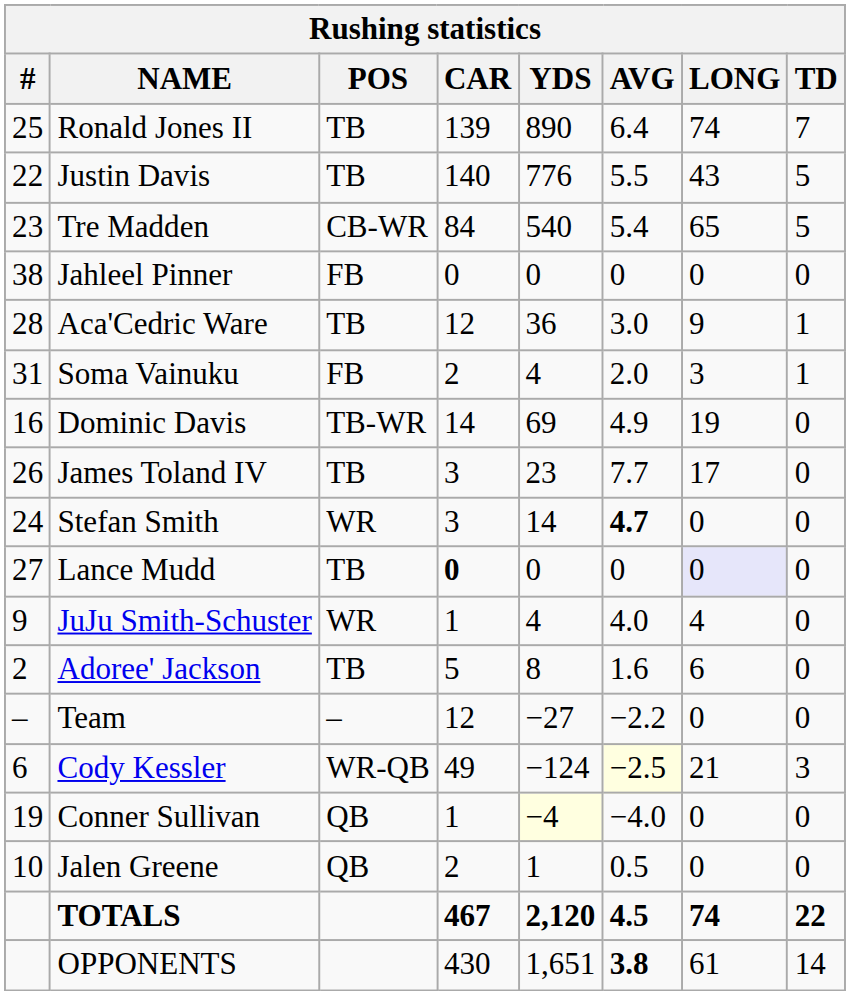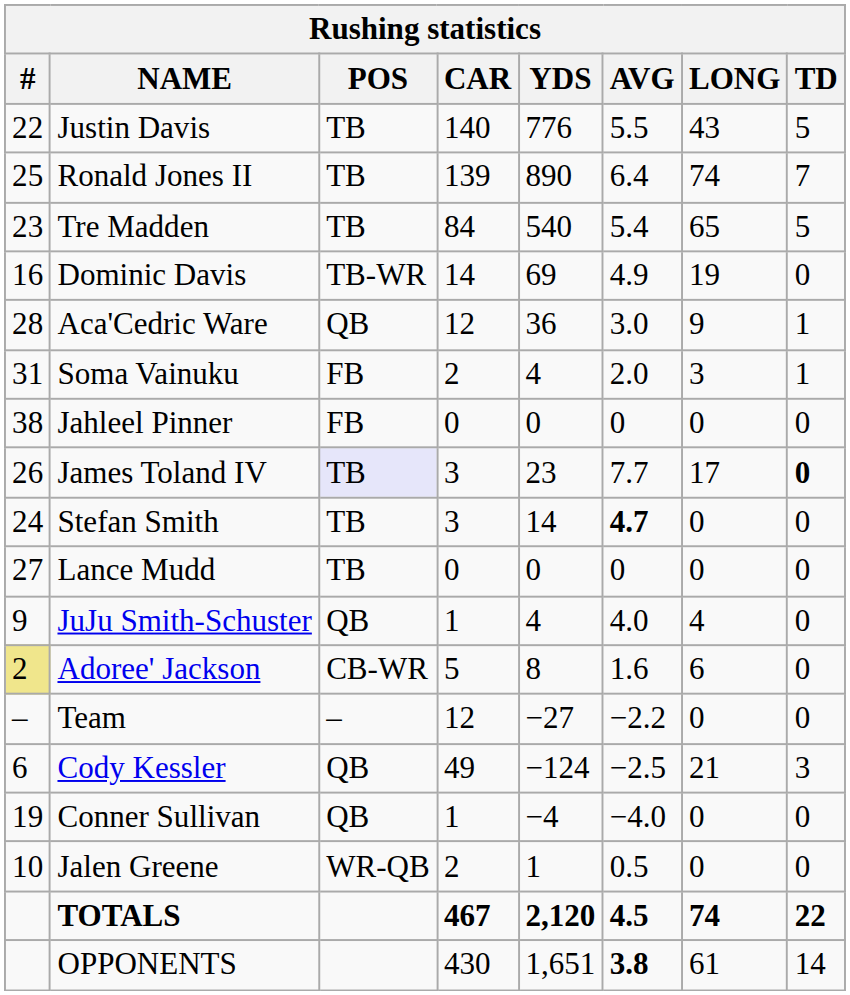rows swapped: (155, 127) <-> (134, 176)
(377, 226) CB-WR -> (346, 226) TB
rows swapped: (152, 422) <-> (145, 275)
(346, 324) TB -> (348, 324) QB
(346, 472) no background -> (346, 472) lavender background
(802, 472) normal -> (802, 472) bold
(351, 521) WR -> (346, 521) TB
(452, 570) bold -> (452, 570) normal
(697, 570) lavender background -> (697, 570) no background
(351, 619) WR -> (348, 619) QB
(20, 669) no background -> (20, 669) khaki background
(346, 669) TB -> (377, 669) CB-WR
(378, 767) WR-QB -> (348, 767) QB
(638, 767) lightyellow background -> (638, 767) no background
(542, 816) lightyellow background -> (542, 816) no background
(348, 865) QB -> (378, 865) WR-QB
